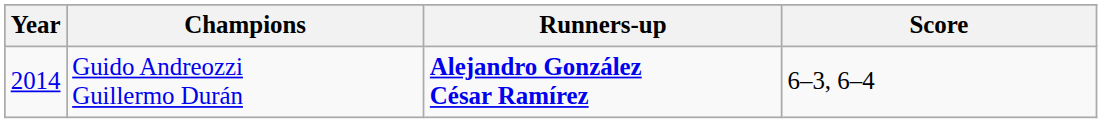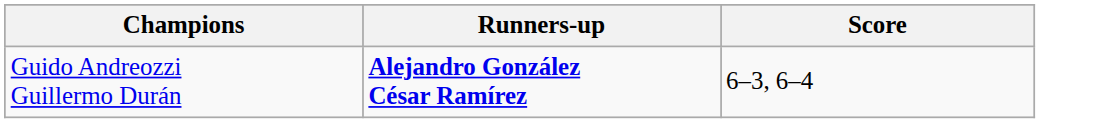- column: (36, 25)
